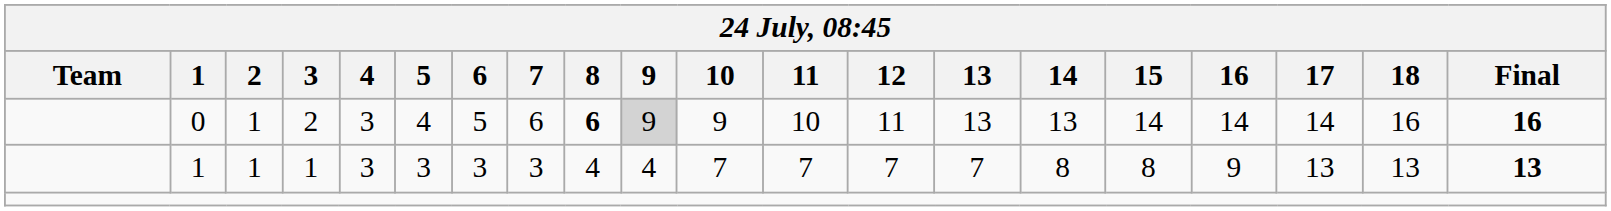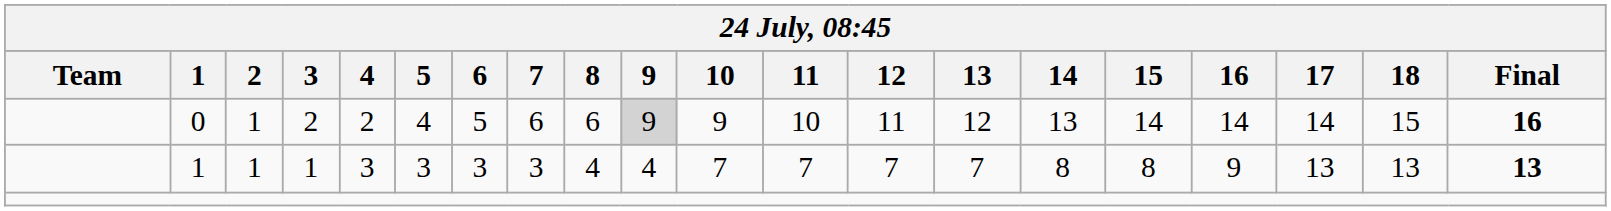(367, 121) 3 -> (367, 121) 2
(593, 121) bold -> (593, 121) normal
(977, 121) 13 -> (977, 121) 12
(1405, 121) 16 -> (1405, 121) 15
